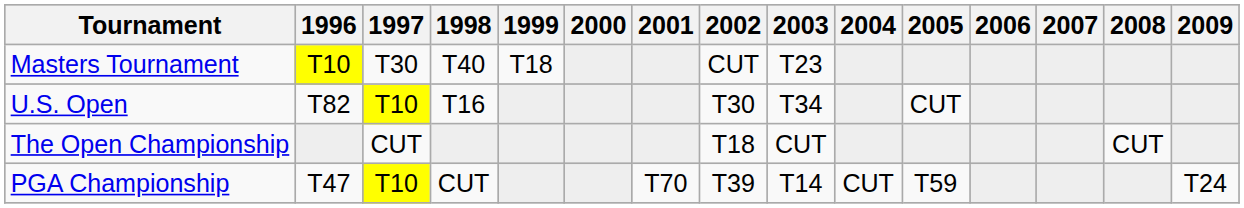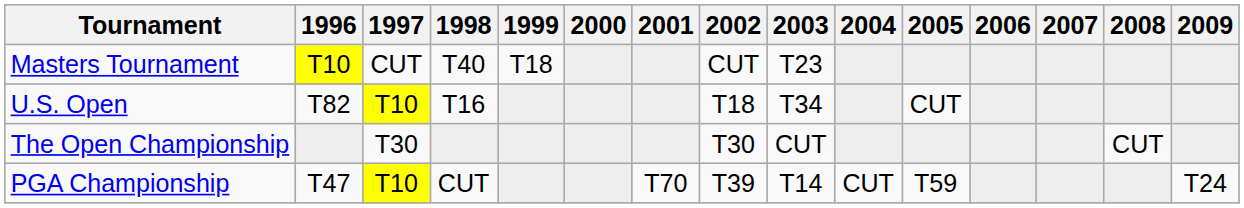(396, 65) T30 -> (396, 65) CUT
(733, 104) T30 -> (733, 104) T18
(396, 144) CUT -> (396, 144) T30
(733, 144) T18 -> (733, 144) T30
